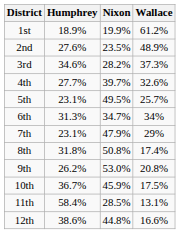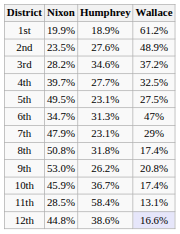columns swapped: (117, 13) <-> (72, 13)
(154, 64) 37.3% -> (154, 64) 37.2%
(154, 82) 32.6% -> (154, 82) 32.5%
(154, 99) 25.7% -> (154, 99) 27.5%
(154, 116) 34% -> (154, 116) 47%
(154, 185) 17.5% -> (154, 185) 17.4%
(154, 220) no background -> (154, 220) lavender background
